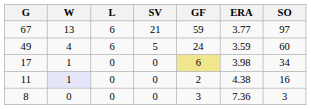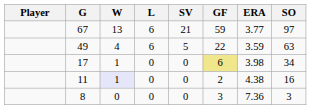+ column: (35, 12)
(198, 46) 24 -> (220, 46) 22
(285, 46) 60 -> (289, 46) 63
